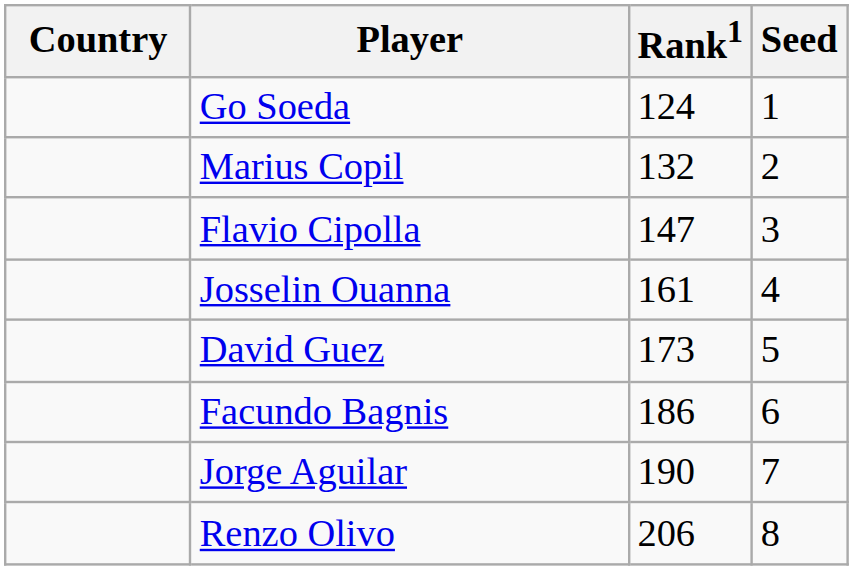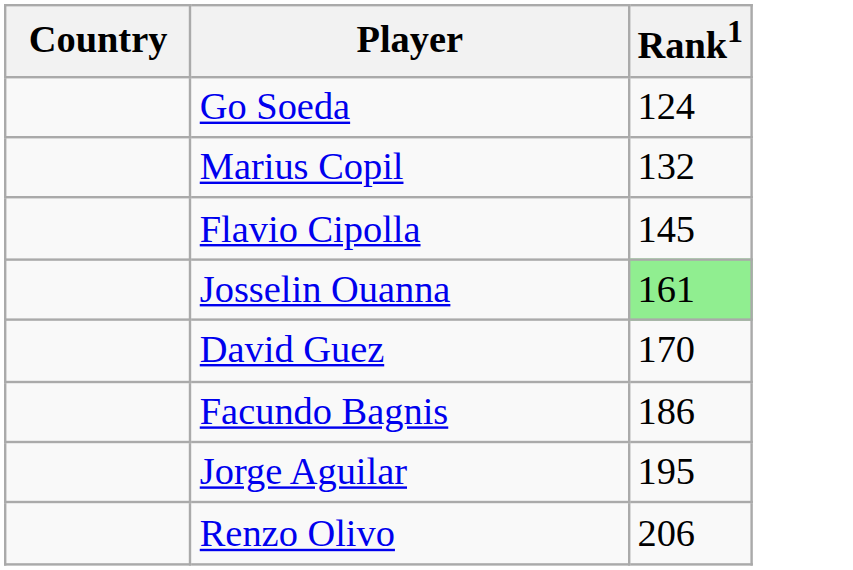- column: (799, 40)
(666, 228) 147 -> (666, 228) 145
(666, 288) no background -> (666, 288) lightgreen background
(666, 349) 173 -> (666, 349) 170
(666, 471) 190 -> (666, 471) 195
